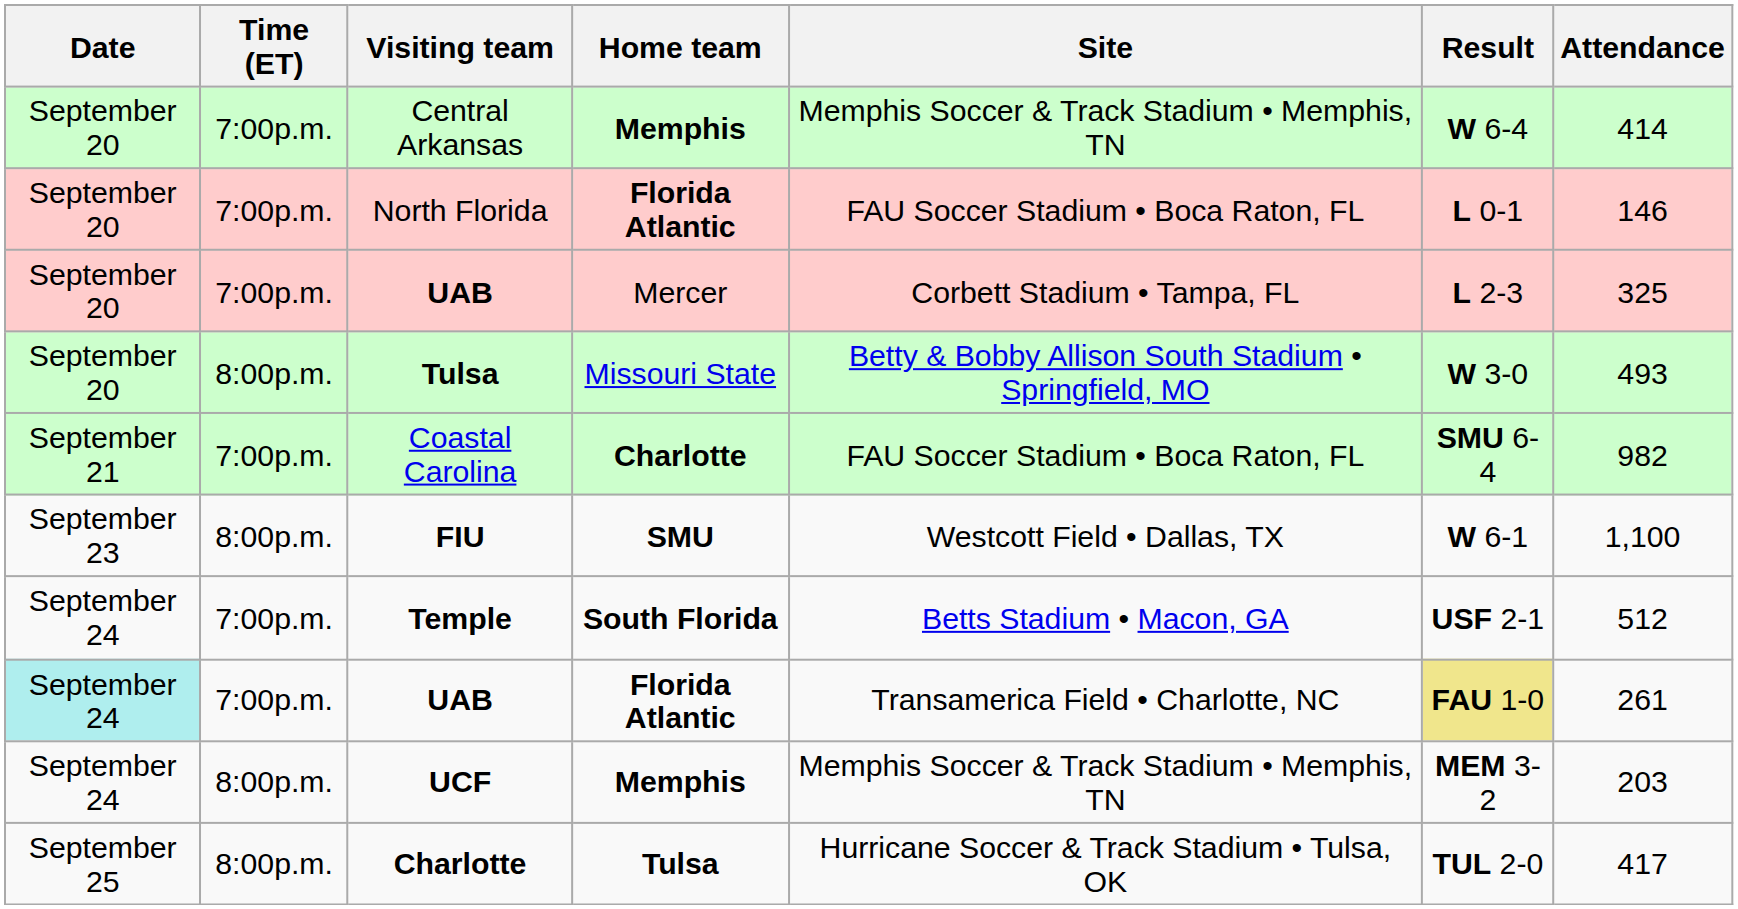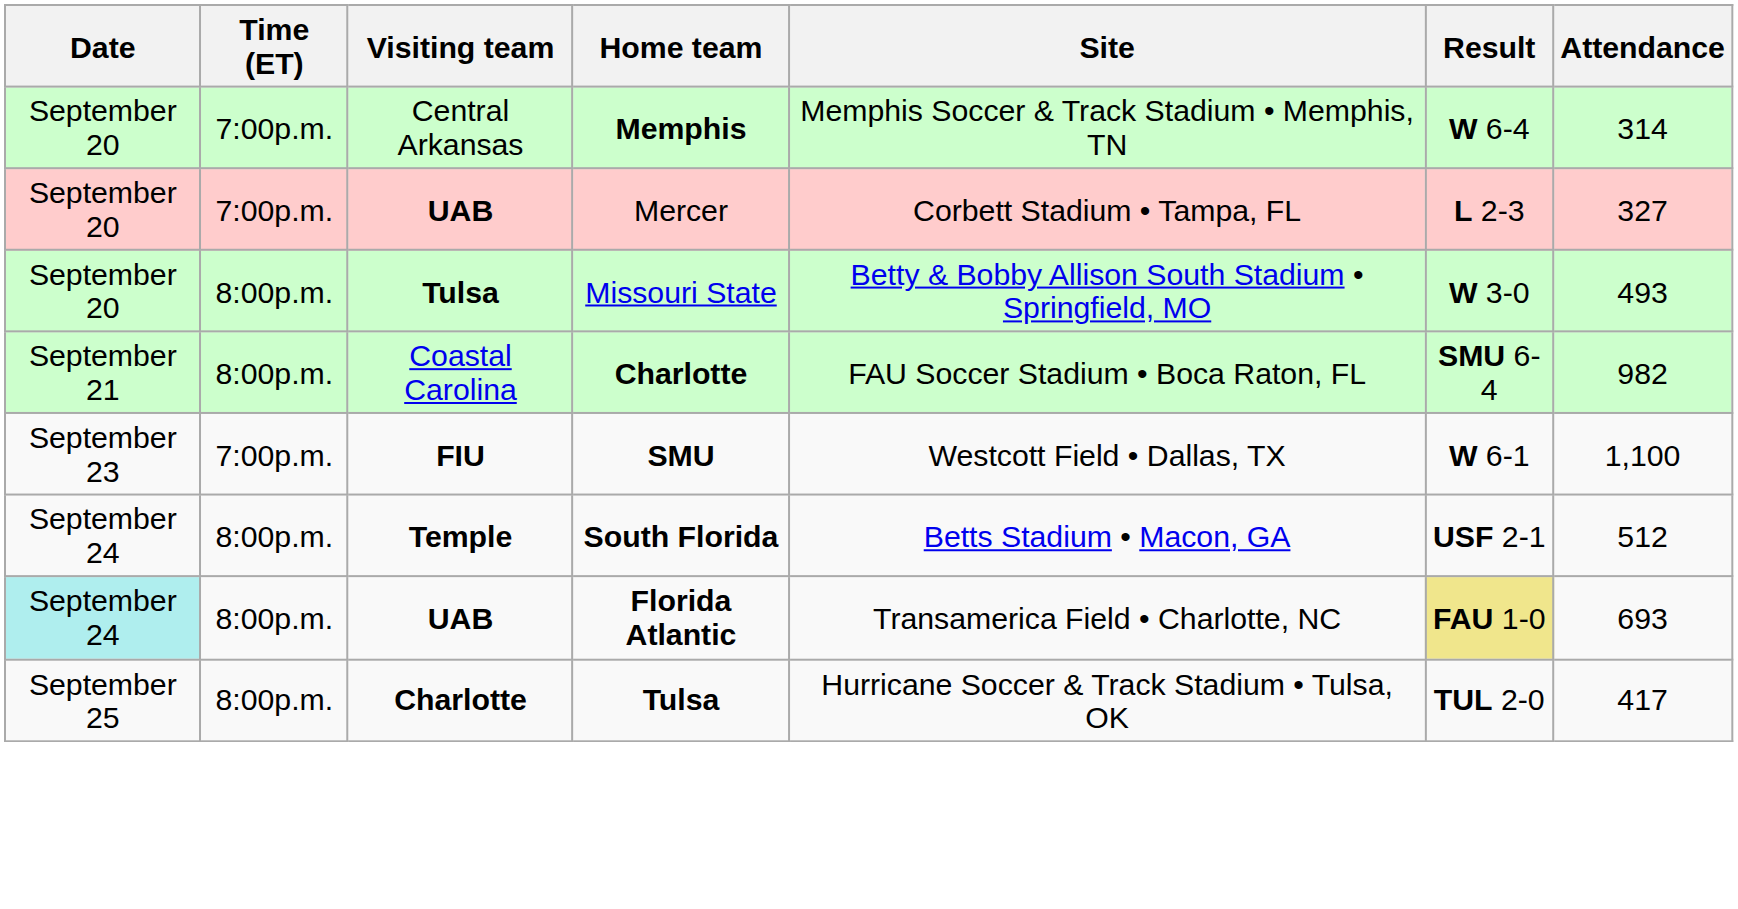(1643, 128) 414 -> (1643, 128) 314
- row: (460, 209)
(1643, 291) 325 -> (1643, 209) 327
(274, 455) 7:00p.m. -> (274, 373) 8:00p.m.
(274, 536) 8:00p.m. -> (274, 455) 7:00p.m.
(274, 618) 7:00p.m. -> (274, 536) 8:00p.m.
(274, 700) 7:00p.m. -> (274, 618) 8:00p.m.
(1643, 700) 261 -> (1643, 618) 693
- row: (460, 781)
